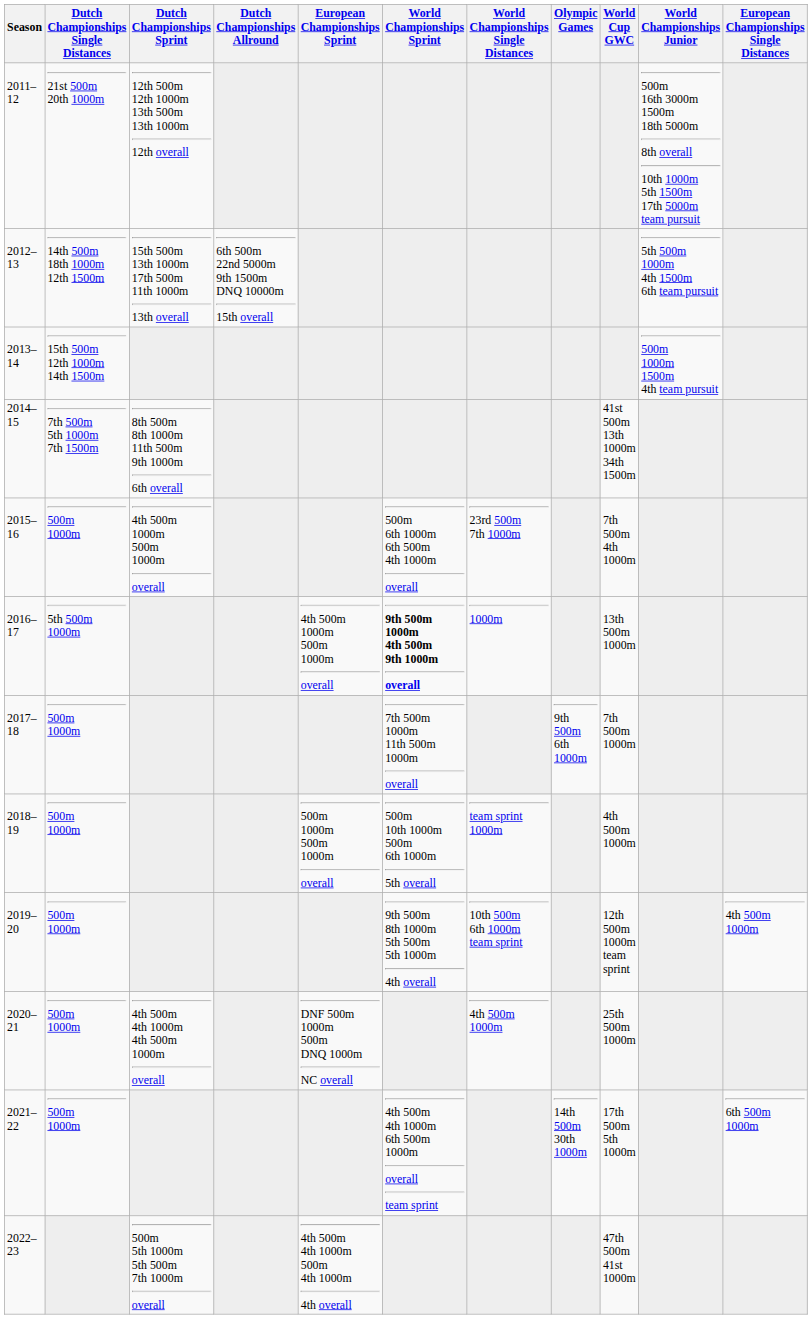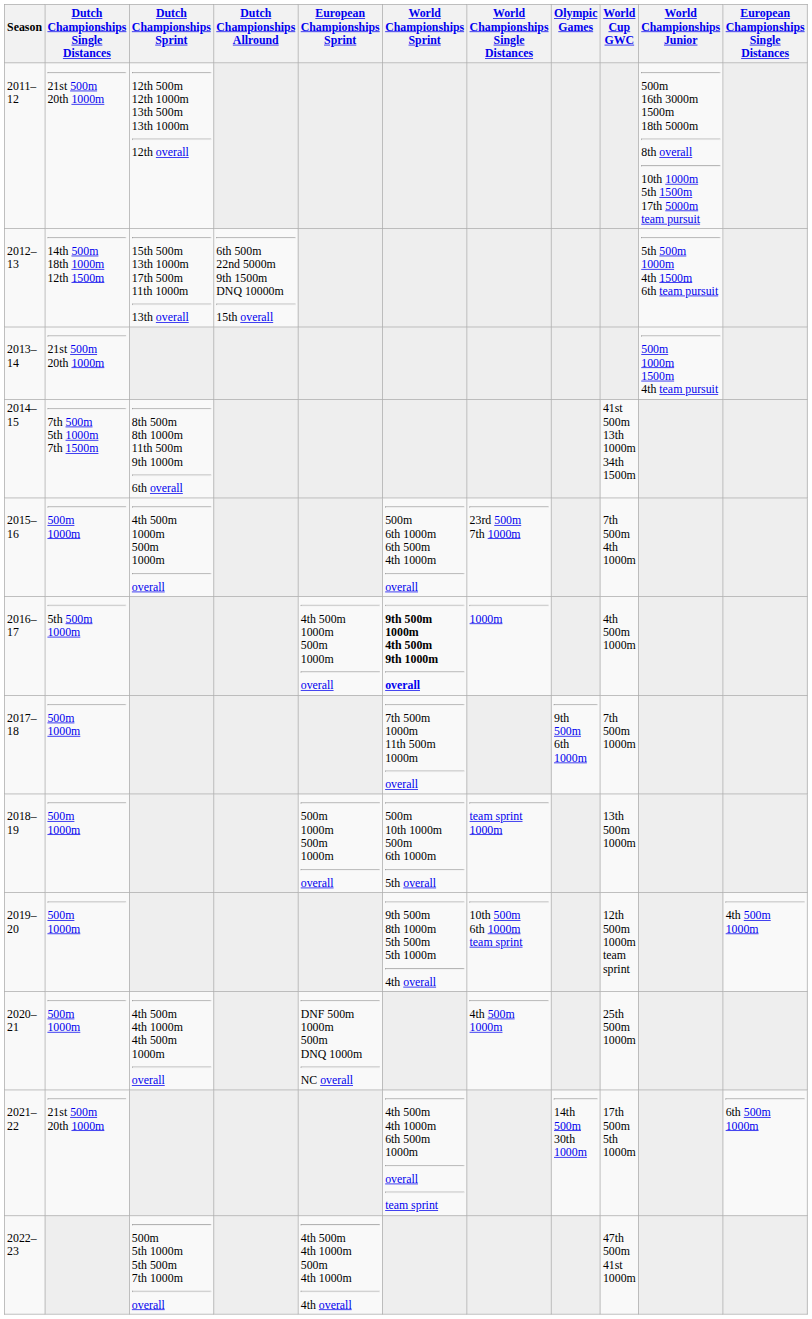(87, 359) 15th 500m 12th 1000m 14th 1500m -> (87, 352) 21st 500m 20th 1000m
(619, 632) 13th 500m 1000m -> (619, 632) 4th 500m 1000m
(619, 830) 4th 500m 1000m -> (619, 830) 13th 500m 1000m
(87, 1115) 500m 1000m -> (87, 1115) 21st 500m 20th 1000m
